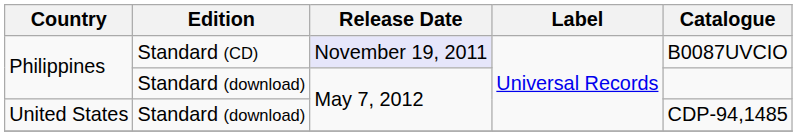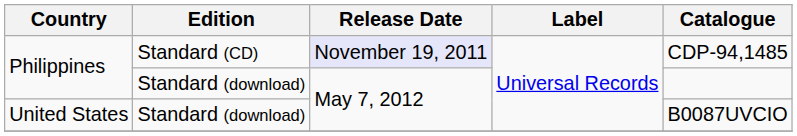(728, 51) B0087UVCIO -> (728, 51) CDP-94,1485
(728, 114) CDP-94,1485 -> (728, 114) B0087UVCIO
